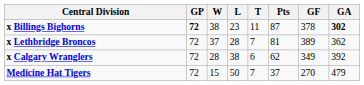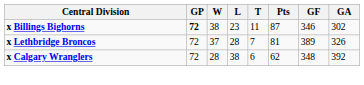(308, 27) 378 -> (308, 27) 346
(338, 27) bold -> (338, 27) normal
(338, 42) 362 -> (338, 42) 326
(308, 57) 349 -> (308, 57) 348
- row: (48, 73)
